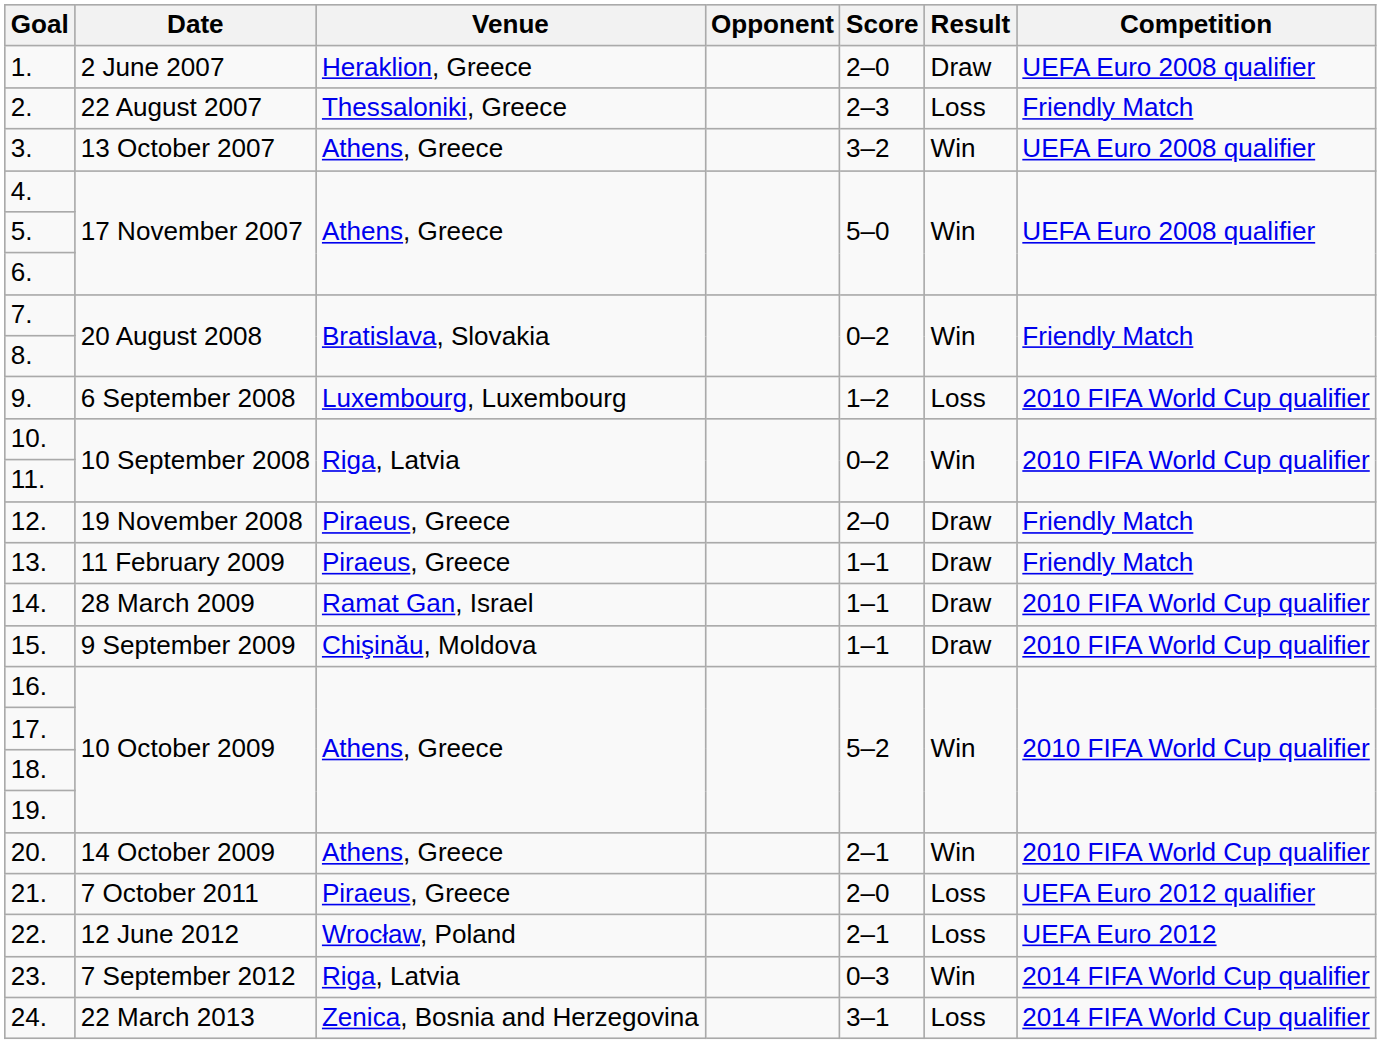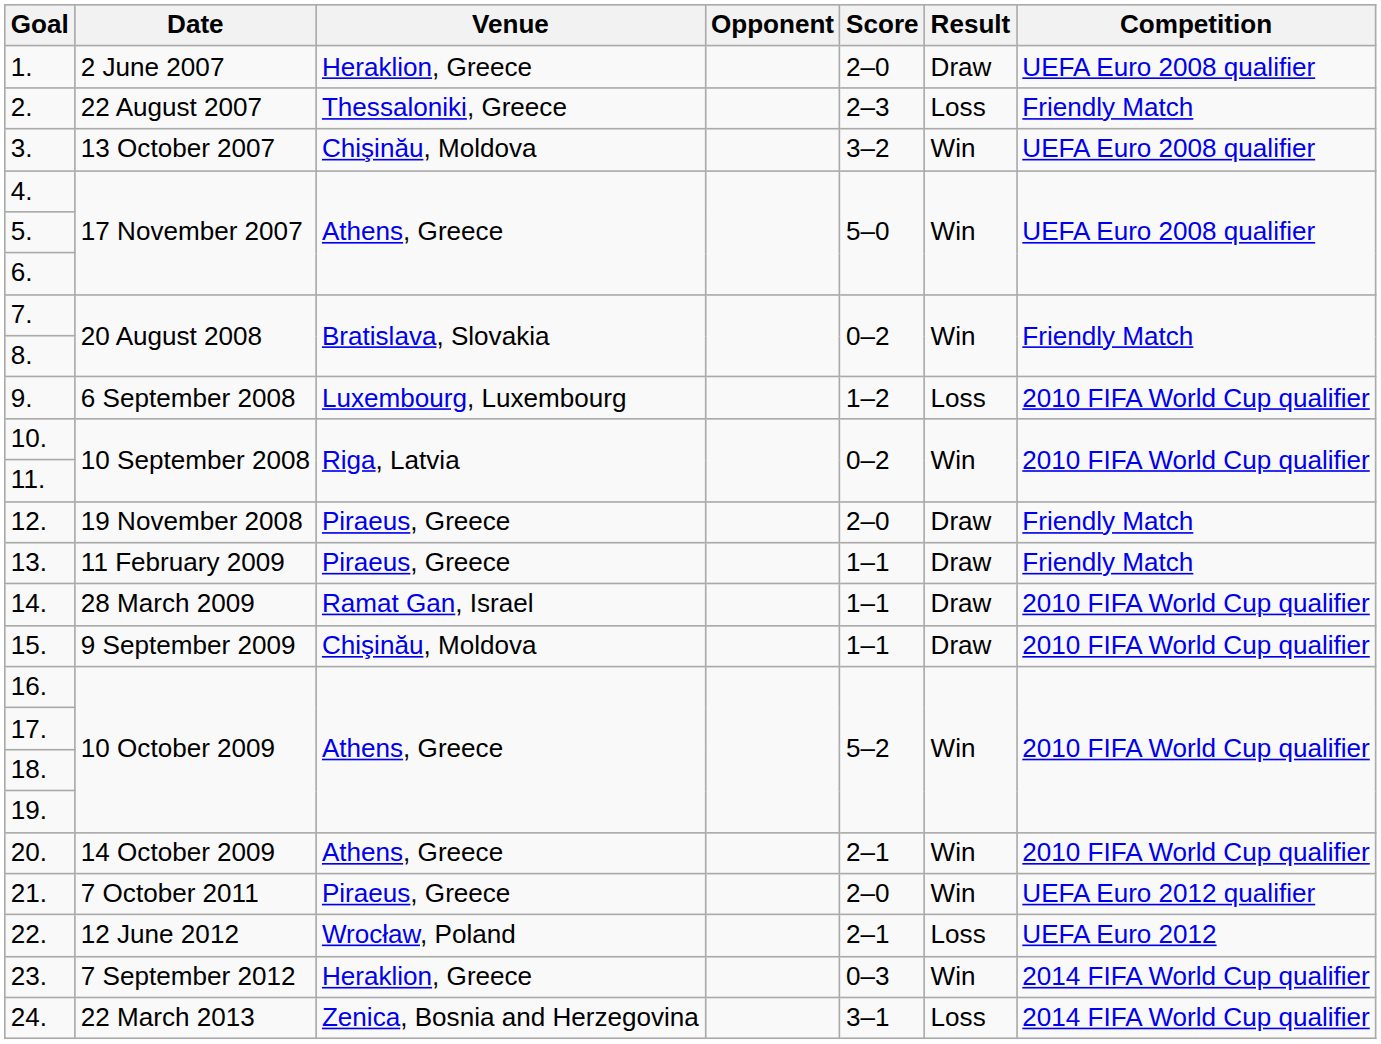(413, 149) Athens, Greece -> (429, 149) Chişinău, Moldova
(958, 893) Loss -> (953, 893) Win
(391, 976) Riga, Latvia -> (427, 976) Heraklion, Greece
